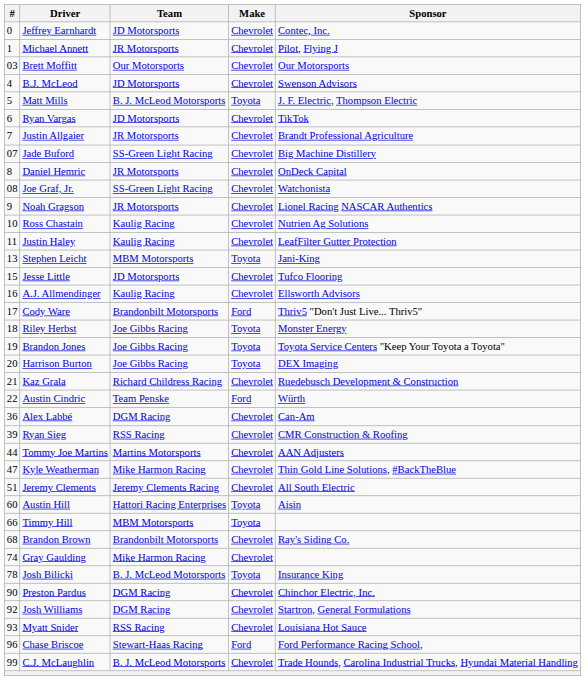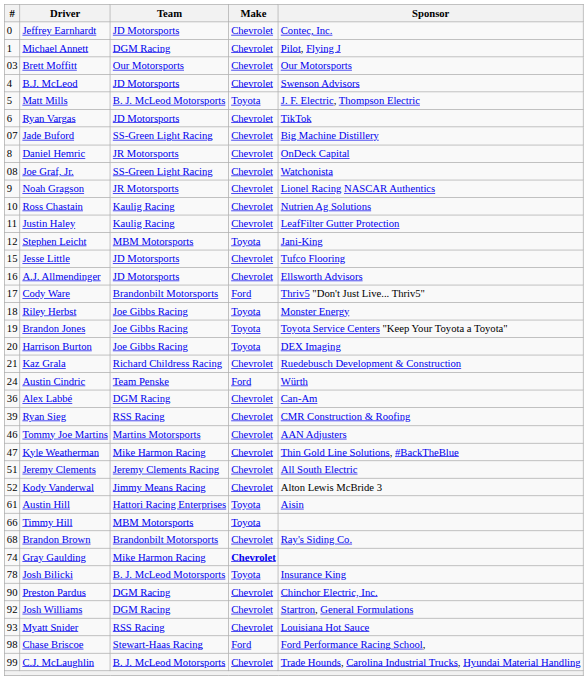(146, 48) JR Motorsports -> (142, 48) DGM Racing
- row: (53, 136)
(12, 259) 13 -> (12, 241) 12
(144, 294) Kaulig Racing -> (146, 276) JD Motorsports
(12, 399) 22 -> (12, 381) 24
(12, 452) 44 -> (12, 434) 46
+ row: (58, 487)
(12, 504) 60 -> (12, 504) 61
(252, 557) normal -> (253, 557) bold
(12, 645) 96 -> (12, 645) 98
